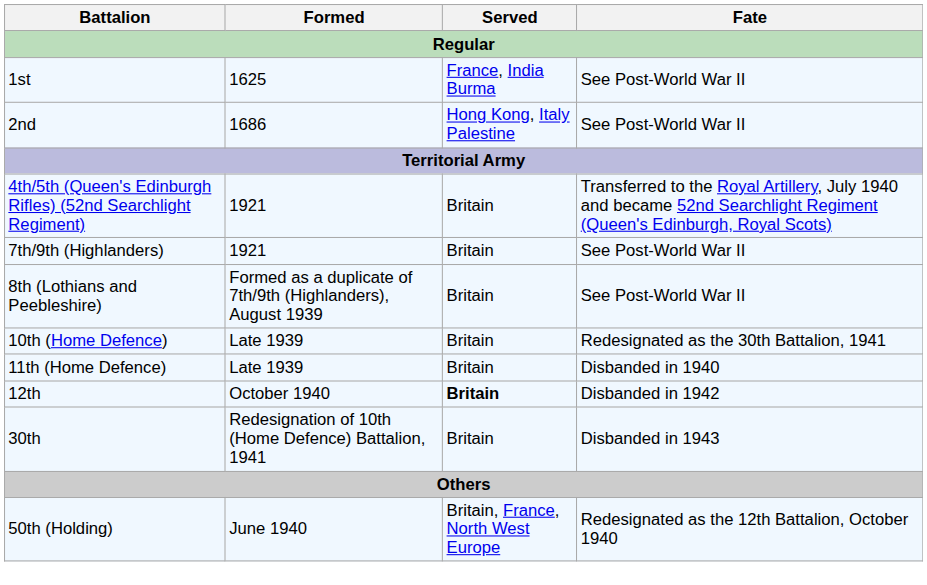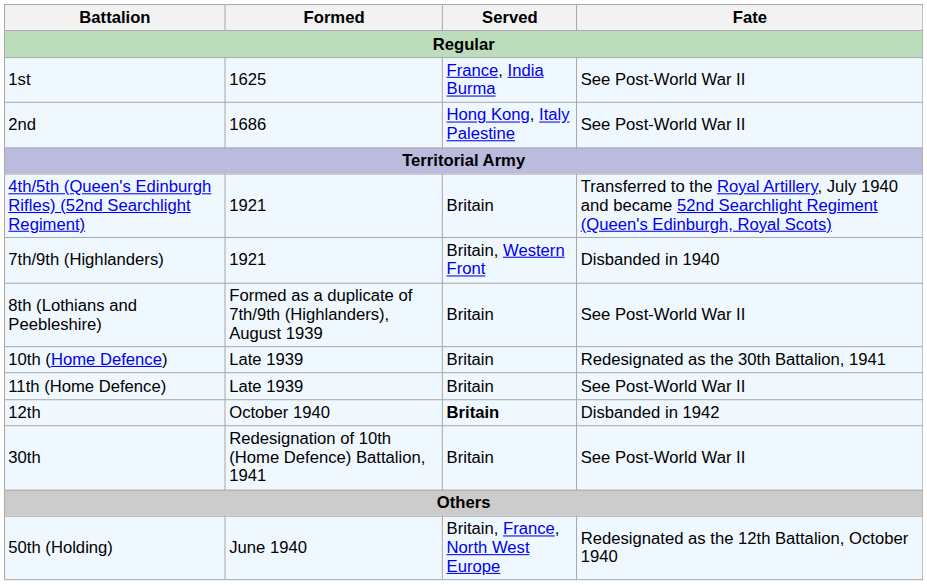(470, 250) Britain -> (506, 260) Britain, Western Front
(663, 250) See Post-World War II -> (650, 260) Disbanded in 1940
(650, 367) Disbanded in 1940 -> (663, 386) See Post-World War II
(650, 439) Disbanded in 1943 -> (663, 457) See Post-World War II
